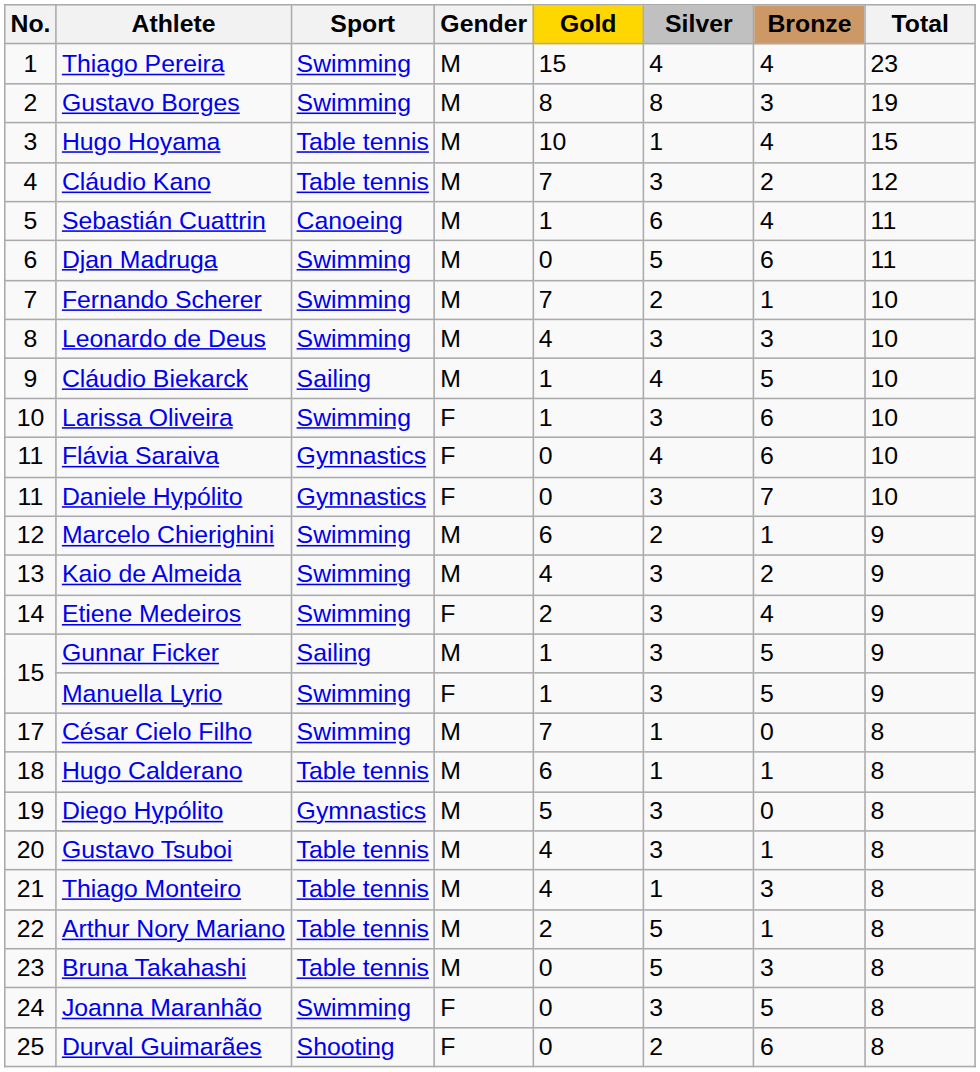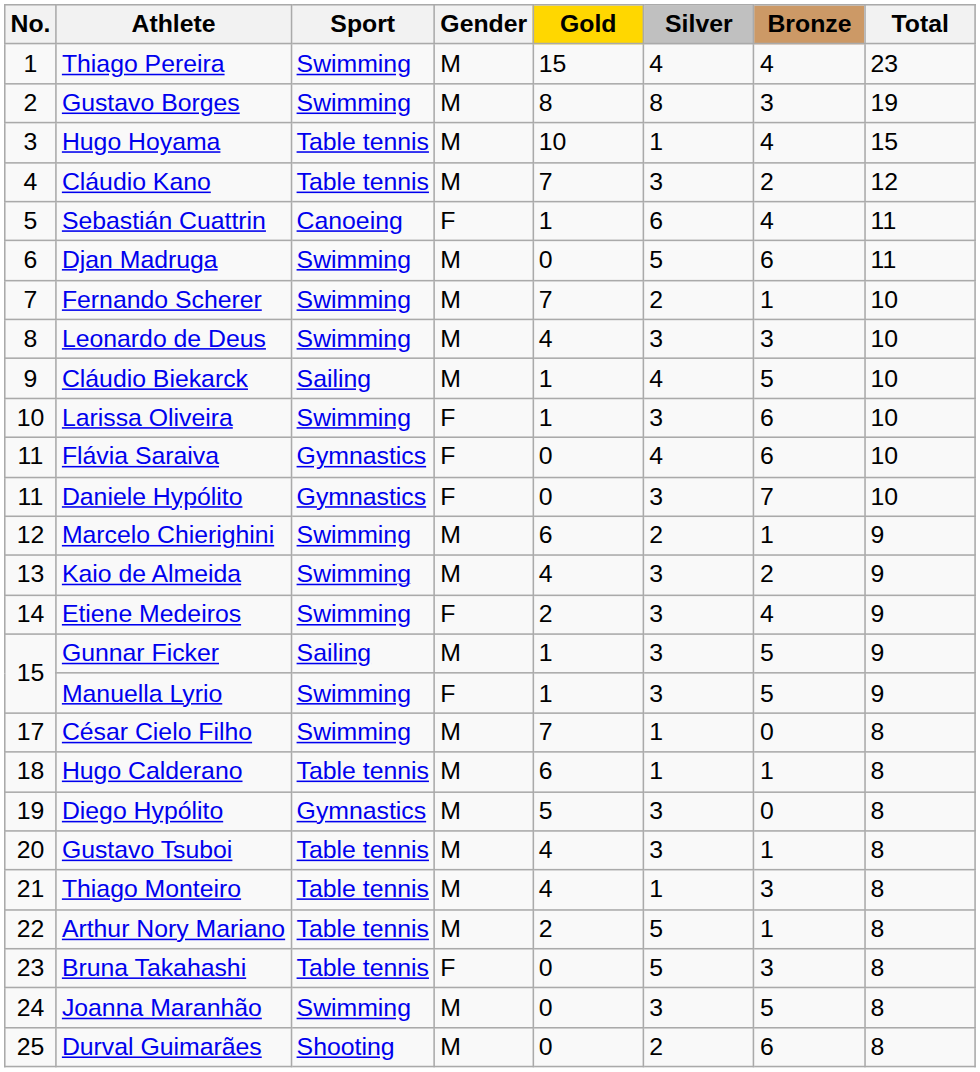(451, 220) M -> (448, 220) F
(451, 968) M -> (448, 968) F
(448, 1007) F -> (451, 1007) M
(448, 1046) F -> (451, 1046) M
